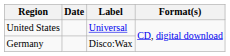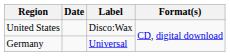(108, 28) Universal -> (111, 28) Disco:Wax
(111, 43) Disco:Wax -> (108, 43) Universal
